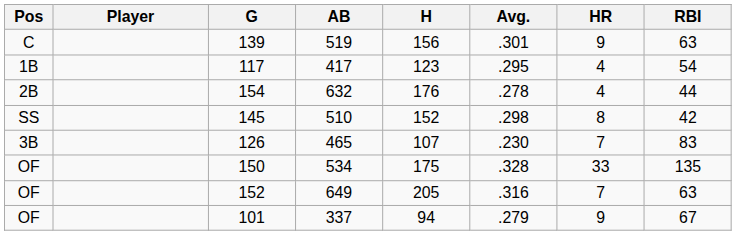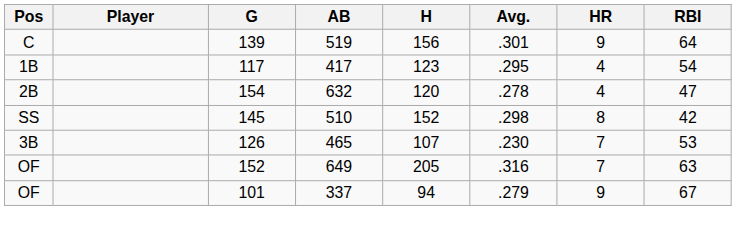(688, 42) 63 -> (688, 42) 64
(426, 92) 176 -> (426, 92) 120
(688, 92) 44 -> (688, 92) 47
(688, 142) 83 -> (688, 142) 53
- row: (252, 167)
